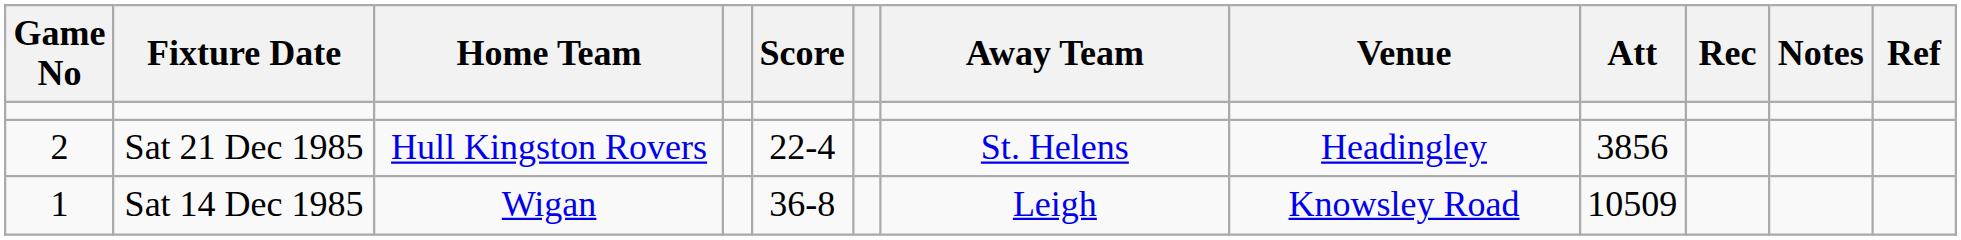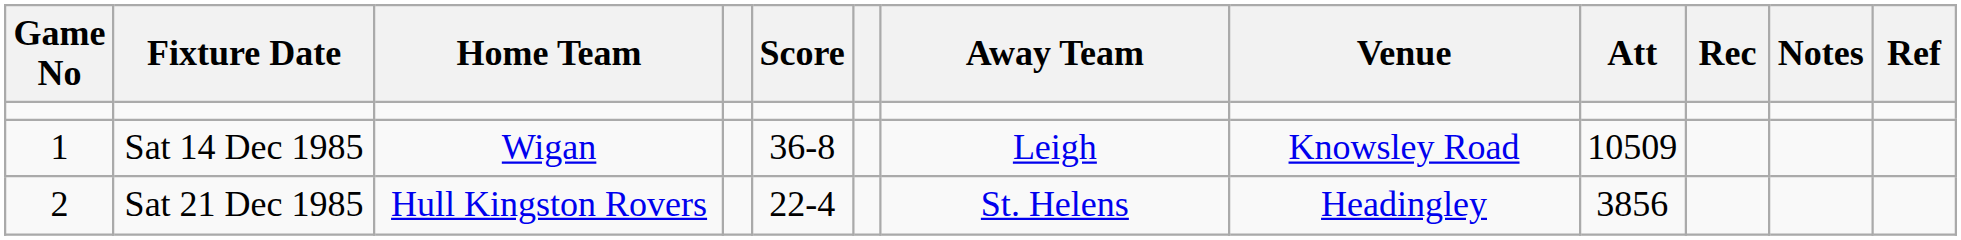rows swapped: (244, 204) <-> (244, 147)
